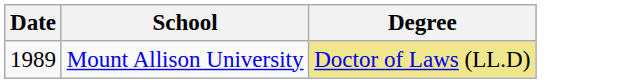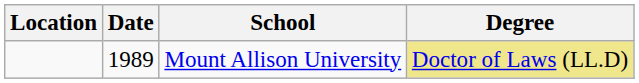+ column: (54, 22)
